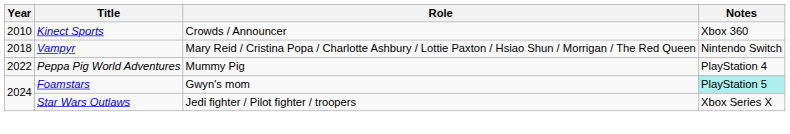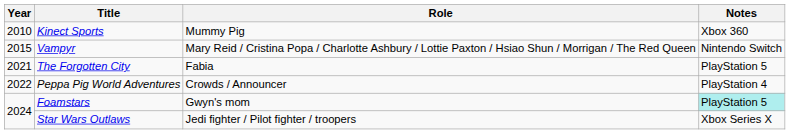(236, 31) Crowds / Announcer -> (215, 31) Mummy Pig
(19, 48) 2018 -> (19, 48) 2015
+ row: (83, 66)
(215, 66) Mummy Pig -> (236, 84) Crowds / Announcer
